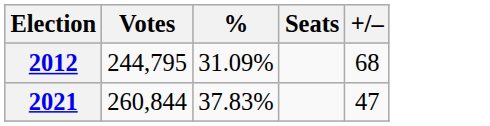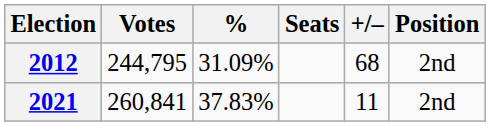+ column: (437, 23)
(147, 101) 260,844 -> (147, 101) 260,841
(367, 101) 47 -> (367, 101) 11
